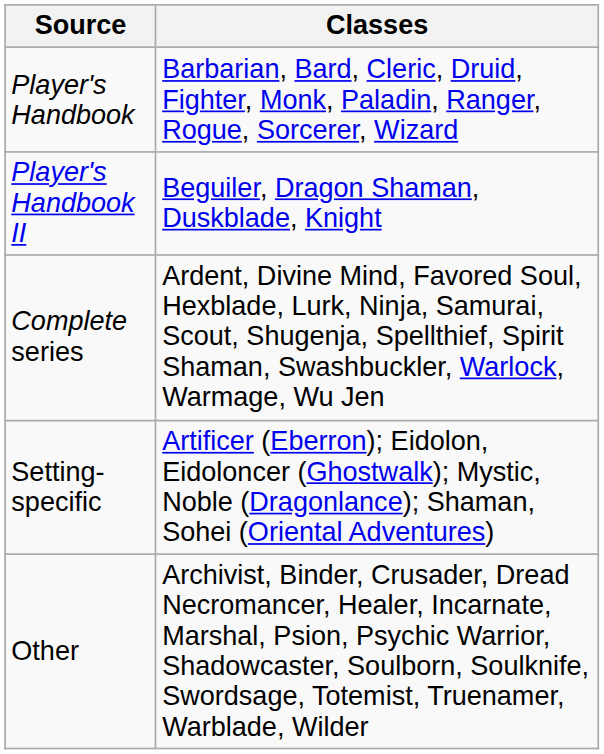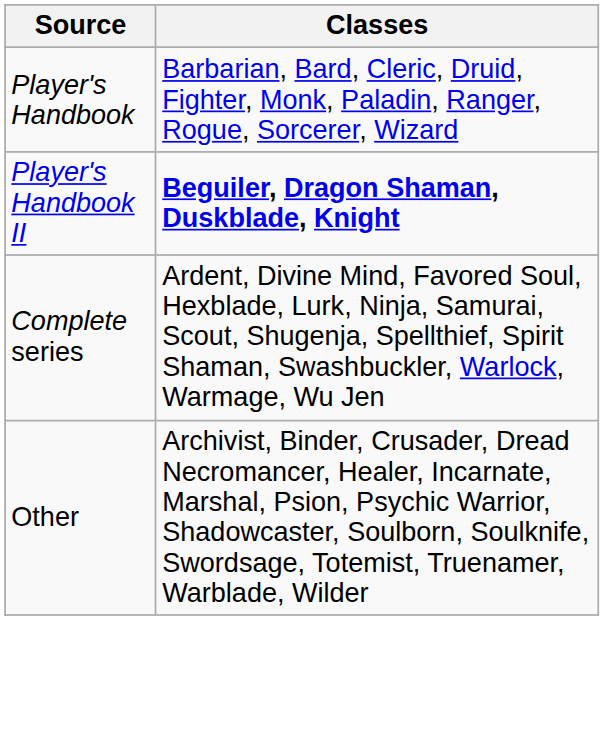(321, 203) normal -> (331, 203) bold
- row: (58, 486)
